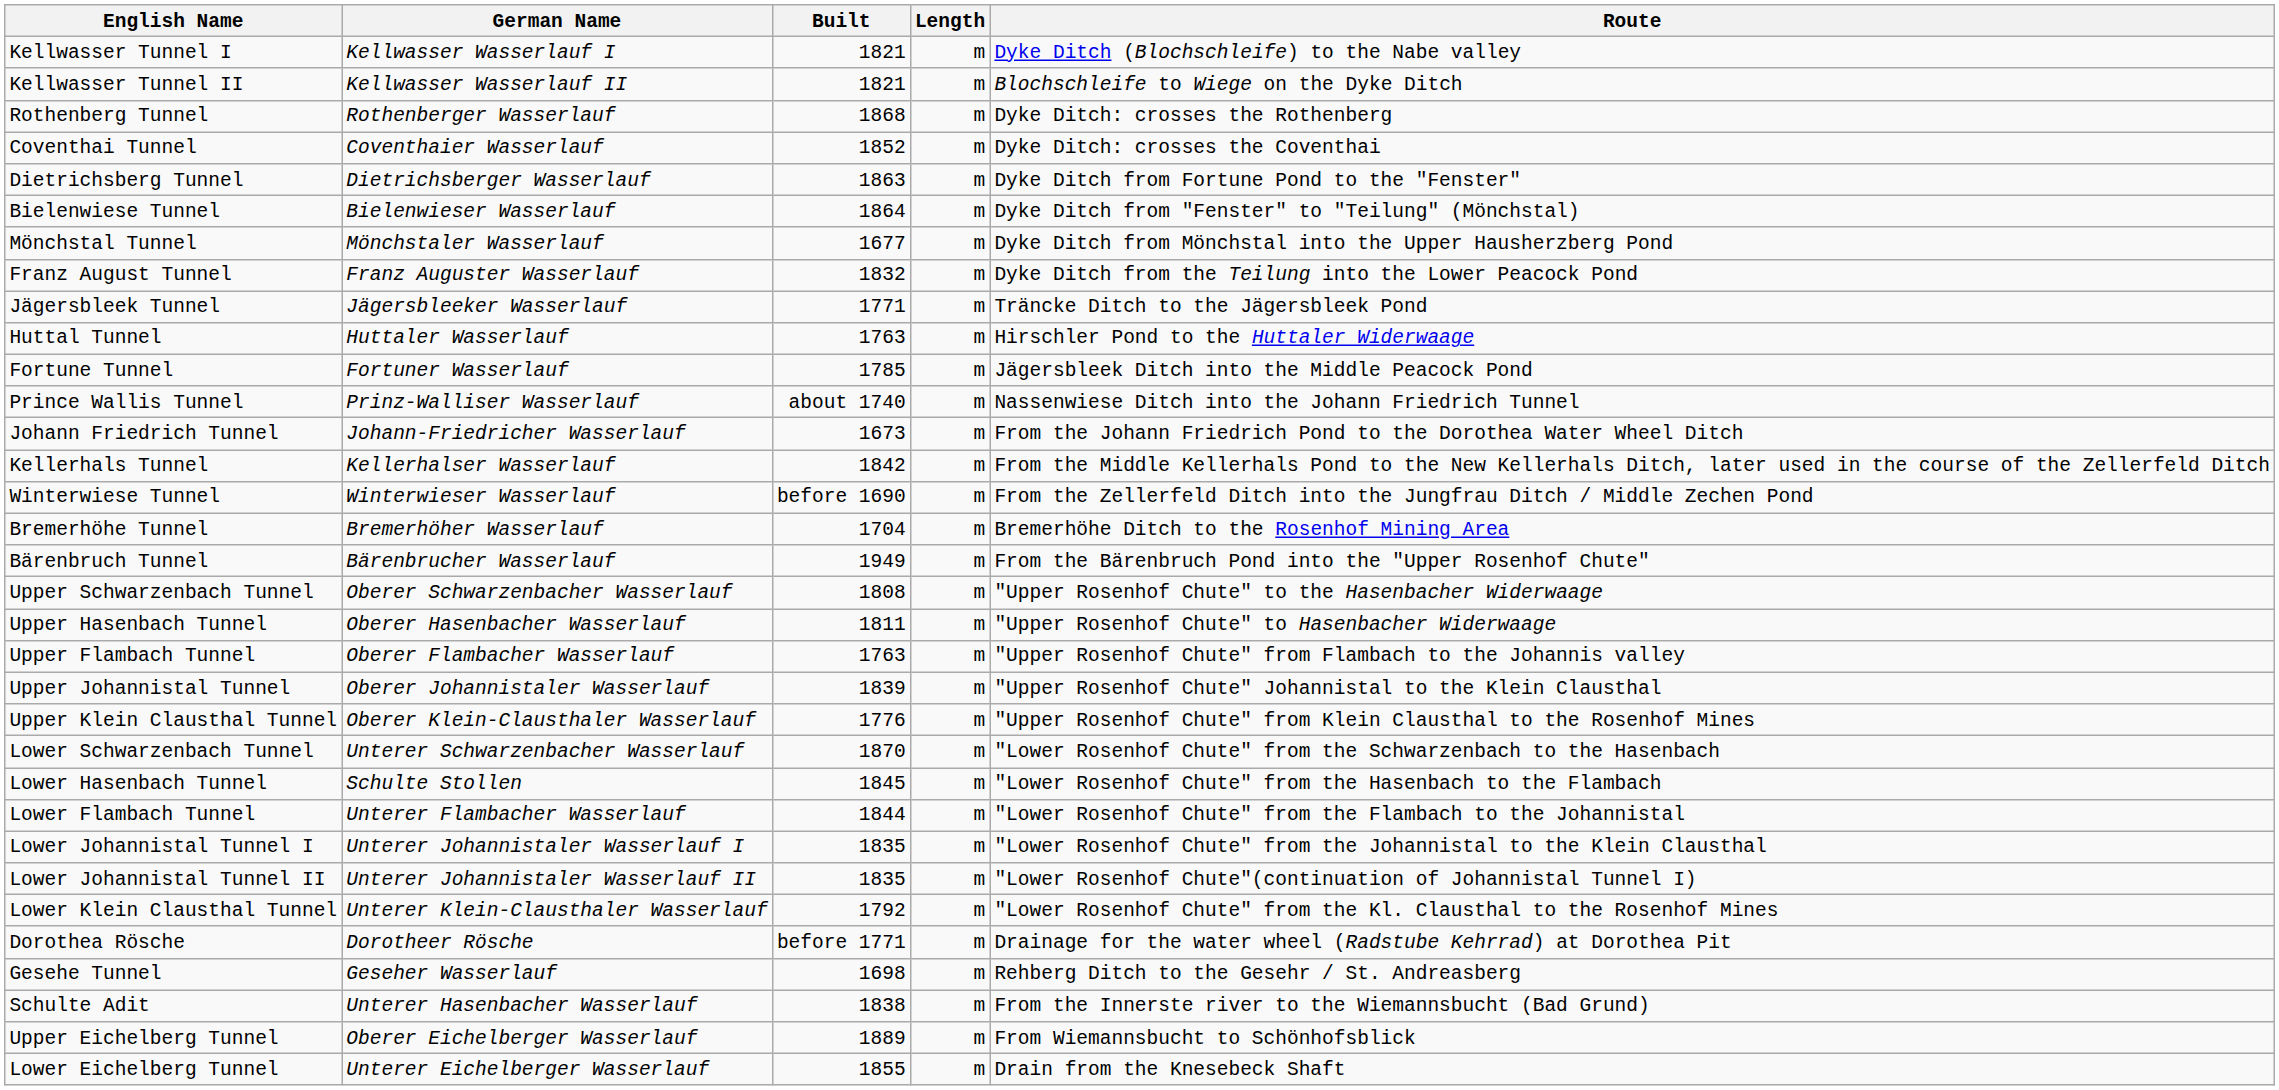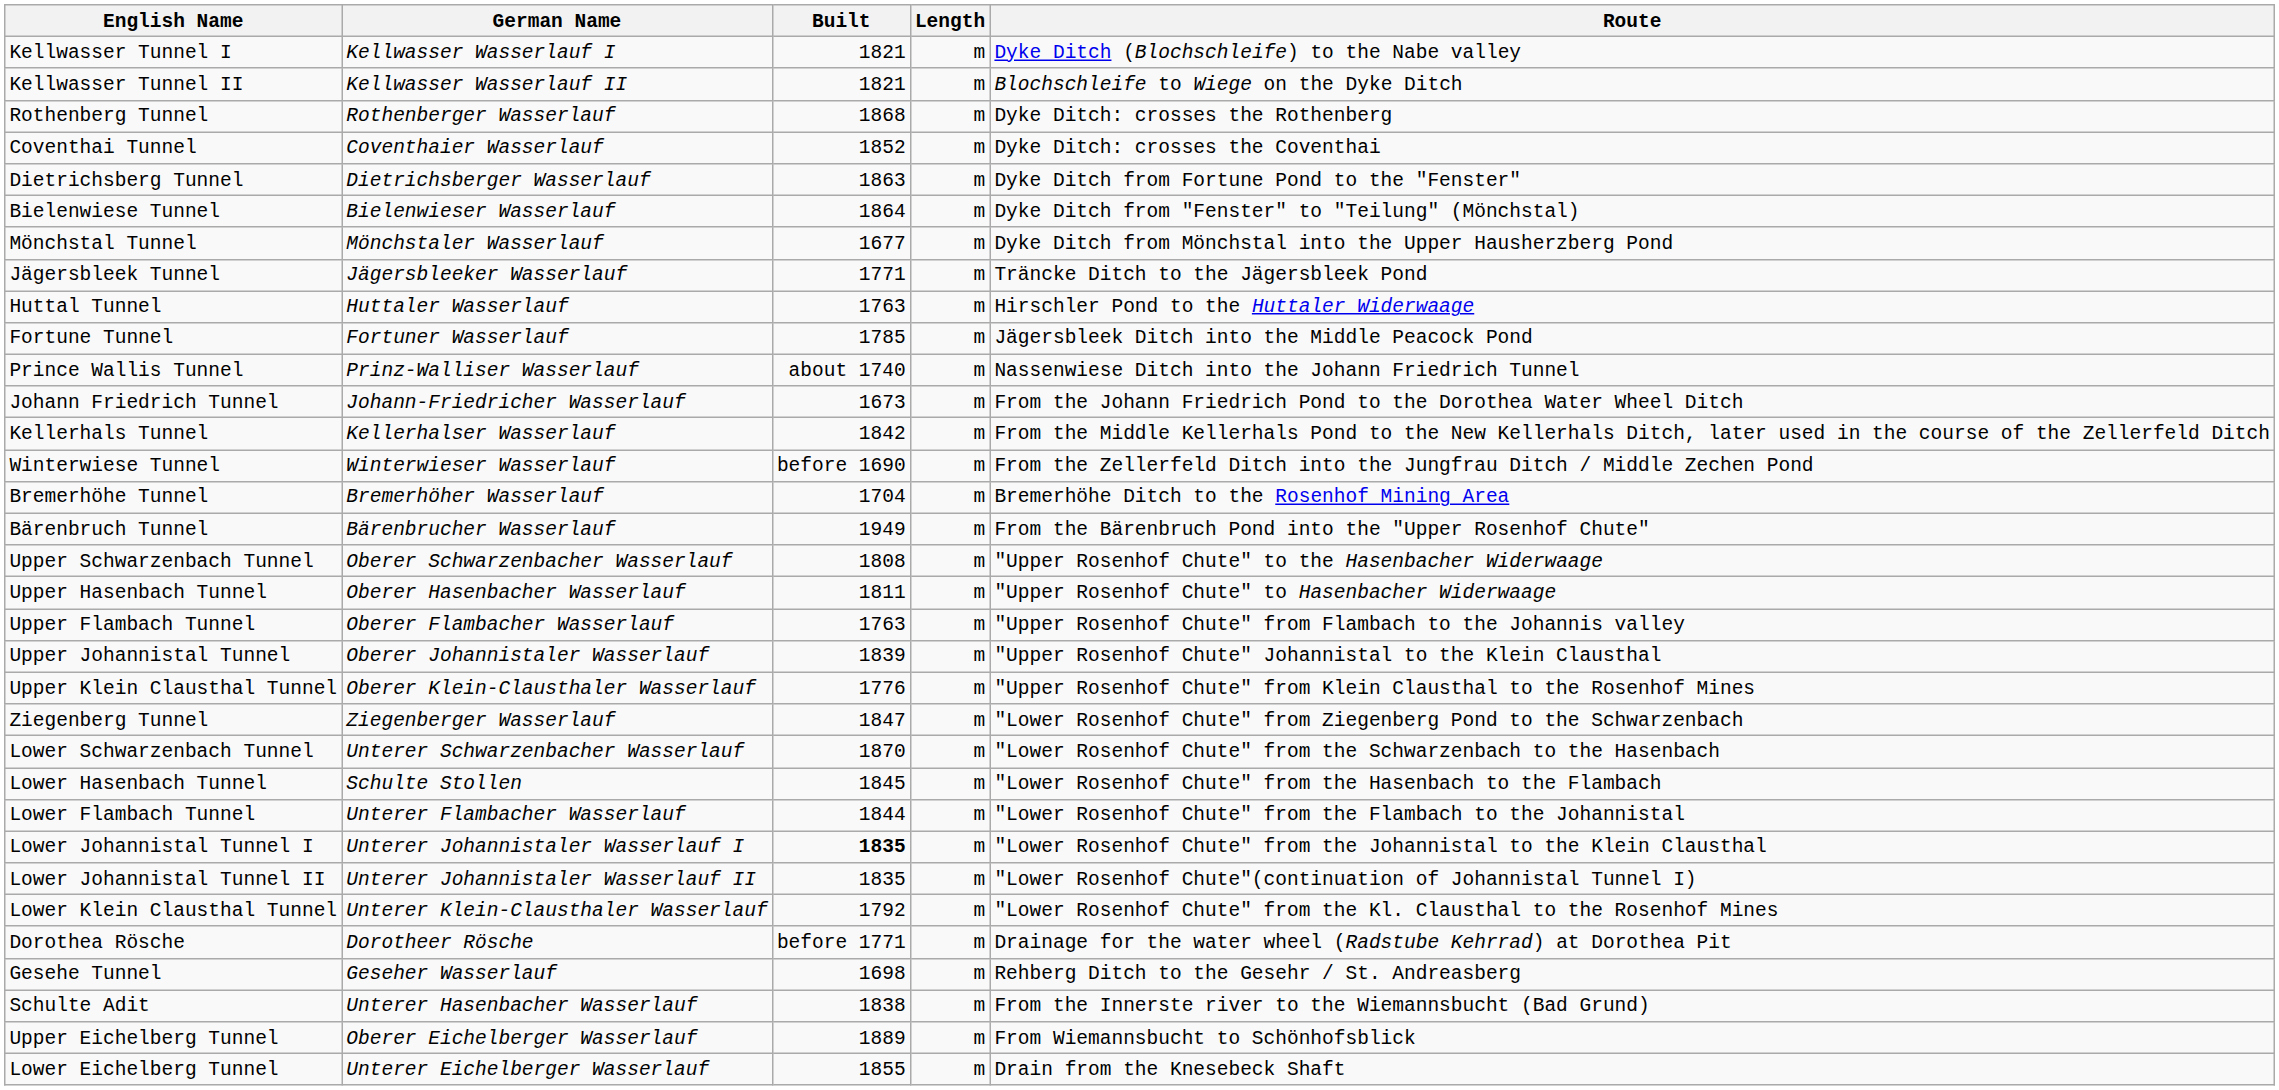- row: (121, 275)
+ row: (109, 720)
(882, 847) normal -> (882, 847) bold
